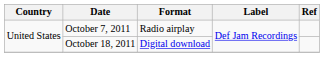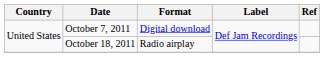(167, 28) Radio airplay -> (175, 28) Digital download
(175, 44) Digital download -> (167, 44) Radio airplay
